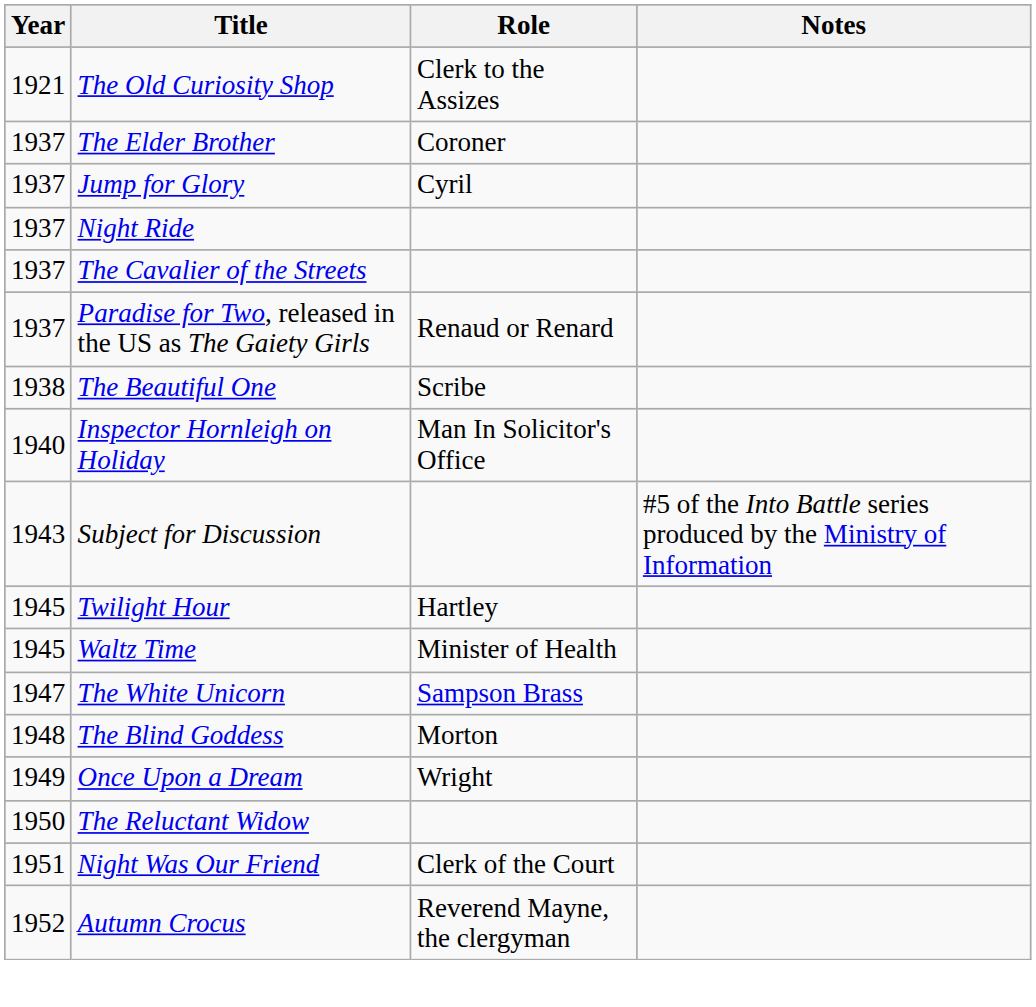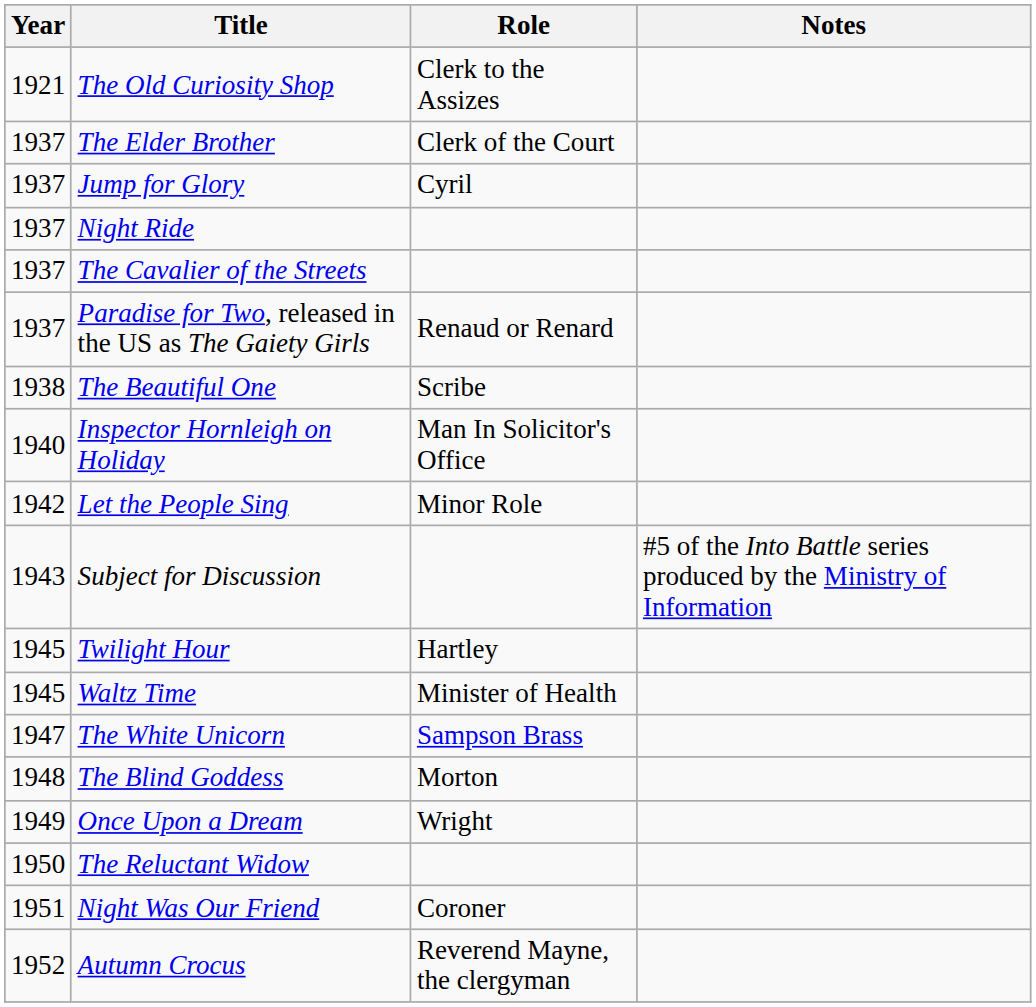(461, 142) Coroner -> (516, 142) Clerk of the Court
+ row: (183, 503)
(516, 864) Clerk of the Court -> (461, 907) Coroner
